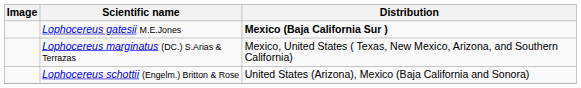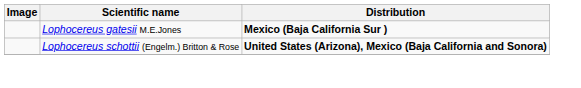- row: (132, 52)
(387, 74) normal -> (395, 46) bold
